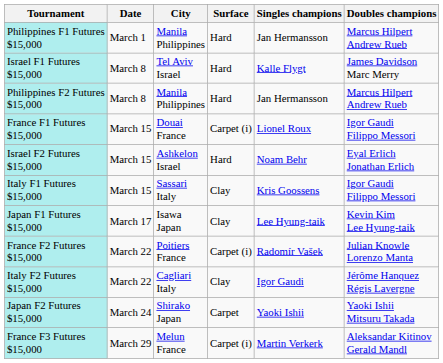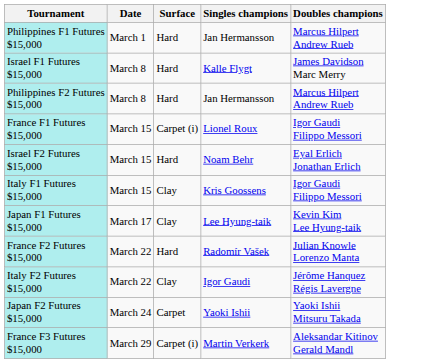- column: (181, 13)
(231, 251) Carpet (i) -> (167, 251) Hard
